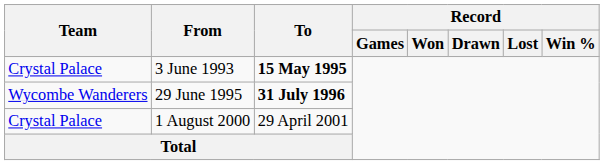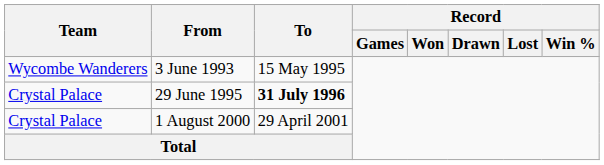(55, 69) Crystal Palace -> (78, 69) Wycombe Wanderers
(302, 69) bold -> (301, 69) normal
(78, 95) Wycombe Wanderers -> (55, 95) Crystal Palace
